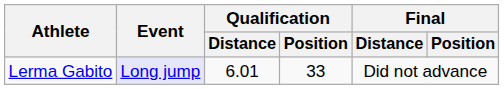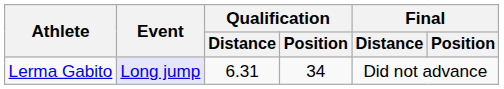(242, 71) 6.01 -> (242, 71) 6.31
(316, 71) 33 -> (316, 71) 34
